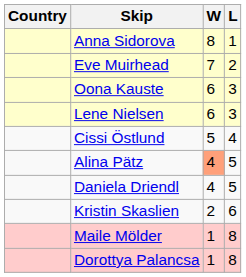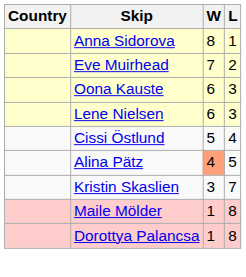- row: (126, 187)
(211, 211) 2 -> (211, 187) 3
(232, 211) 6 -> (232, 187) 7
